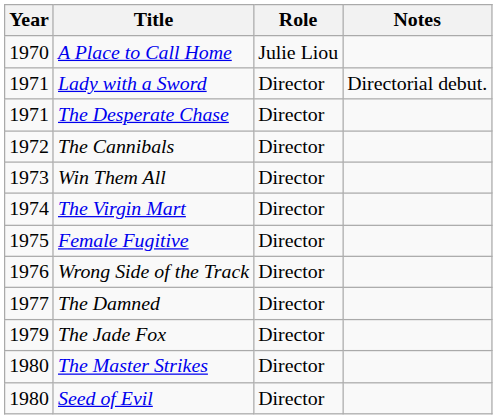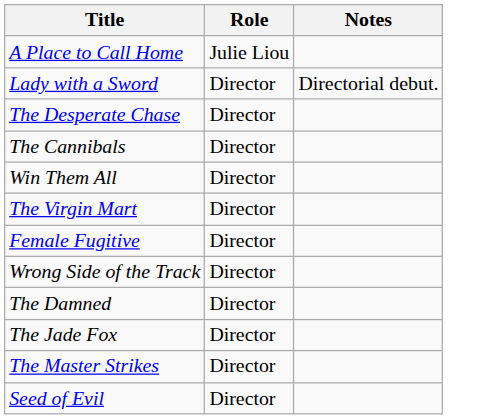- column: (29, 20)
